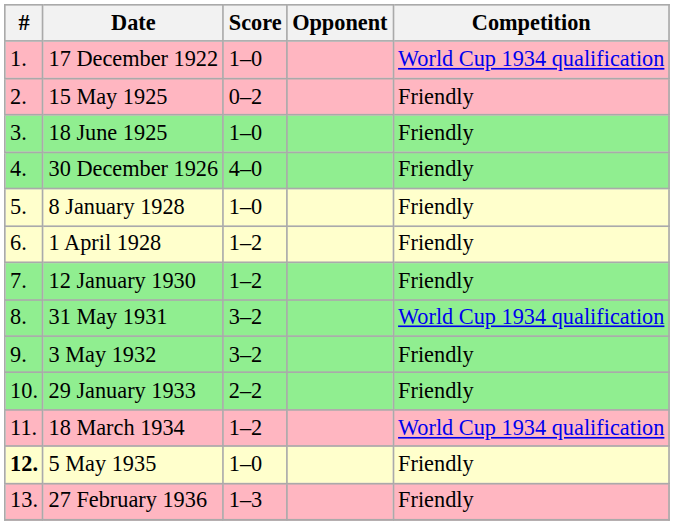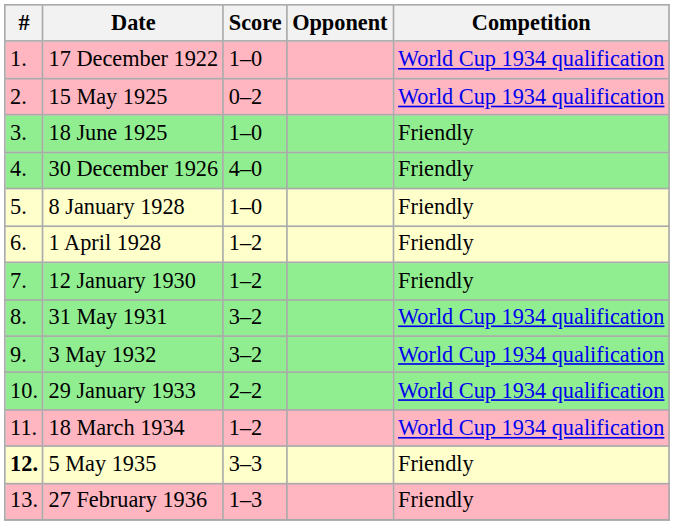(436, 96) Friendly -> (531, 96) World Cup 1934 qualification
(436, 353) Friendly -> (531, 353) World Cup 1934 qualification
(436, 390) Friendly -> (531, 390) World Cup 1934 qualification
(245, 464) 1–0 -> (245, 464) 3–3
